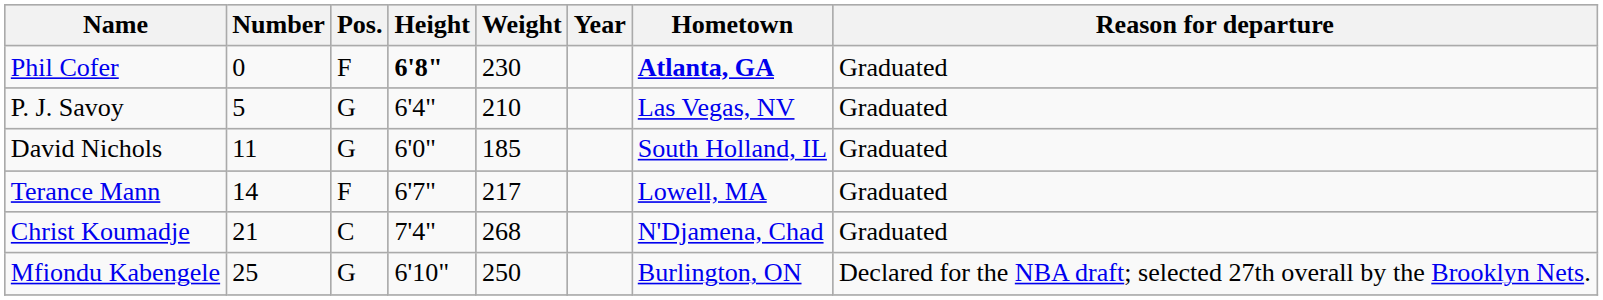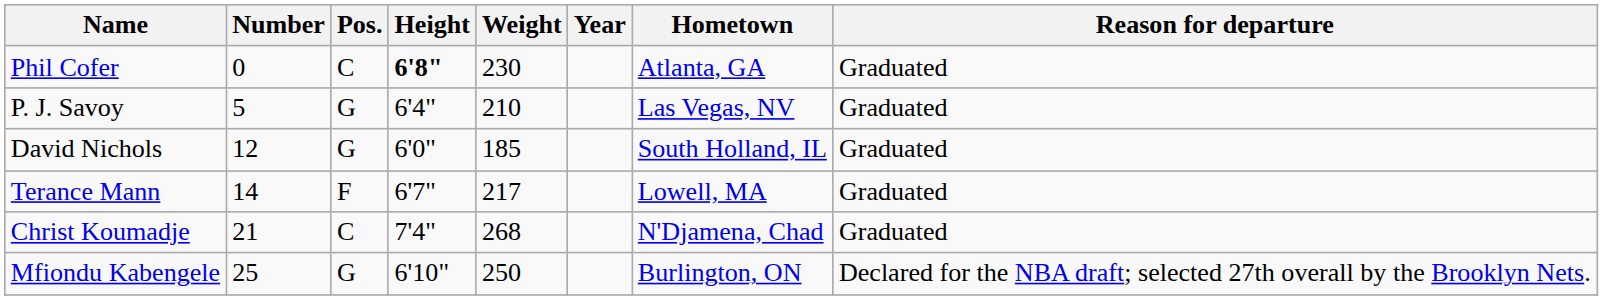(344, 66) F -> (346, 66) C
(706, 66) bold -> (702, 66) normal
(245, 149) 11 -> (245, 149) 12
